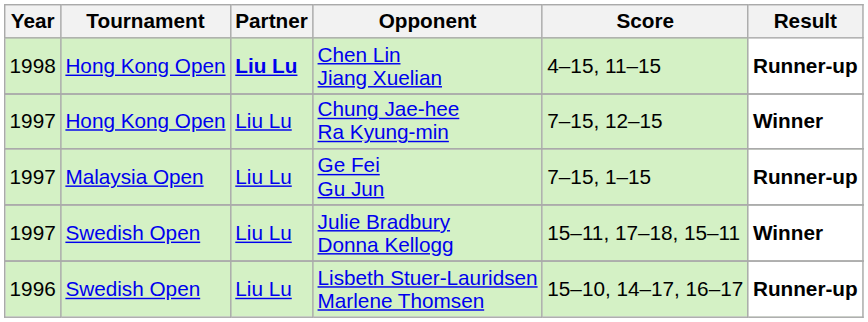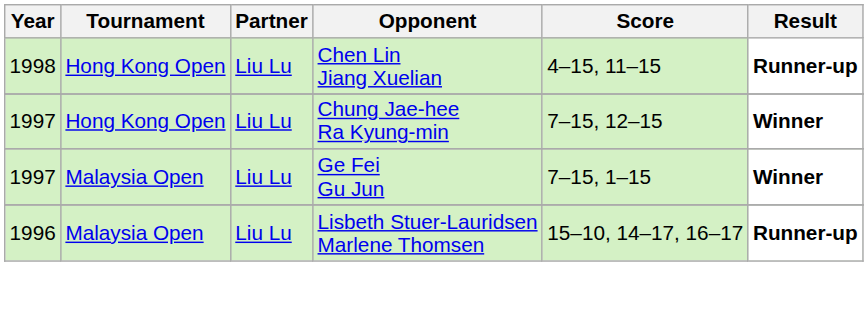(266, 66) bold -> (264, 66) normal
(805, 177) Runner-up -> (788, 177) Winner
- row: (386, 233)
(133, 289) Swedish Open -> (135, 233) Malaysia Open
